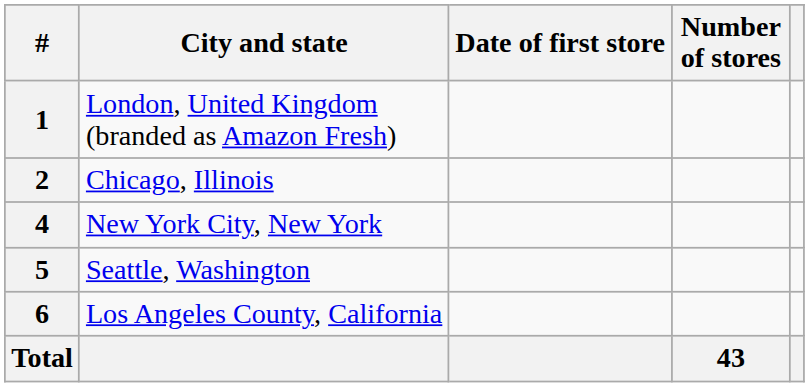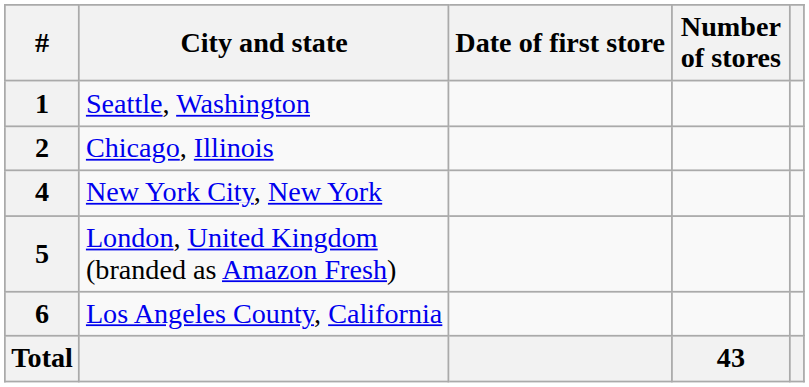(241, 119) London, United Kingdom (branded as Amazon Fresh) -> (198, 103) Seattle, Washington
(198, 268) Seattle, Washington -> (241, 252) London, United Kingdom (branded as Amazon Fresh)
